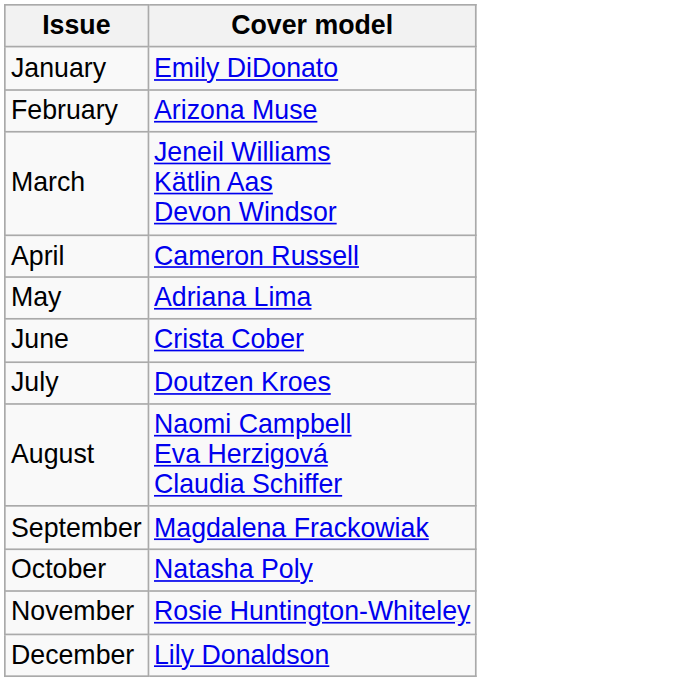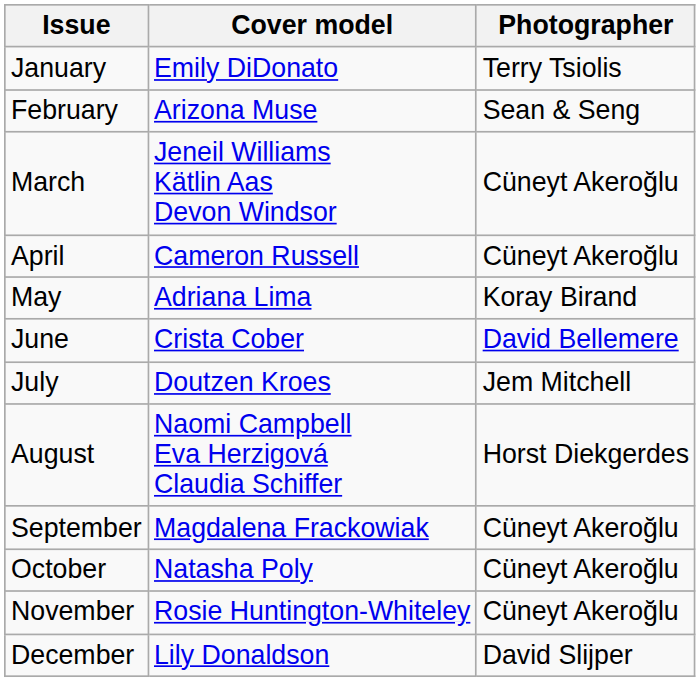+ column: (586, 25)
